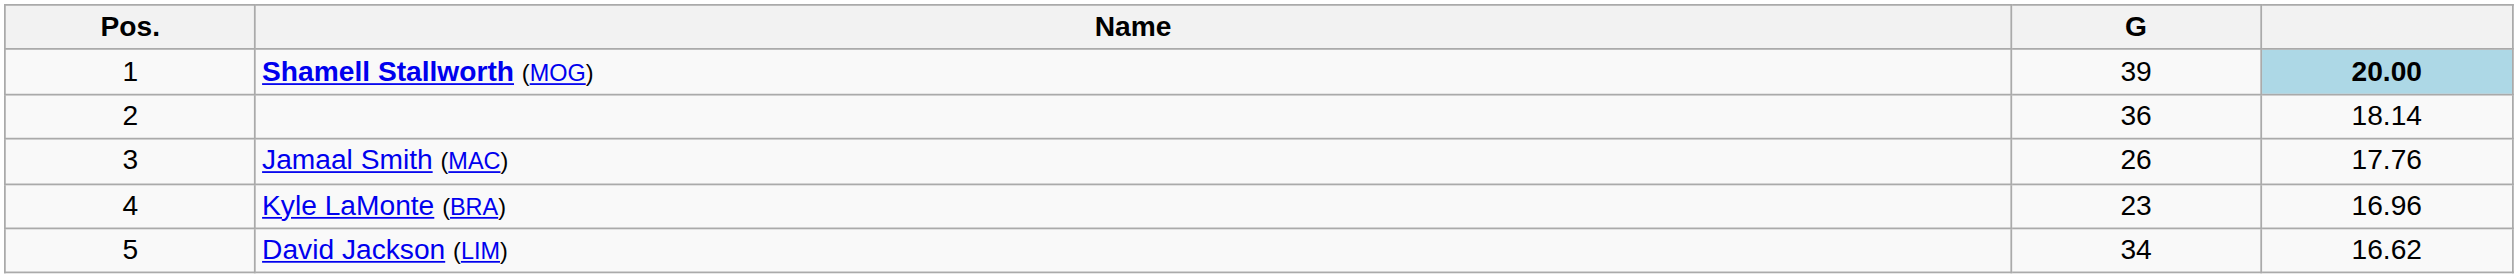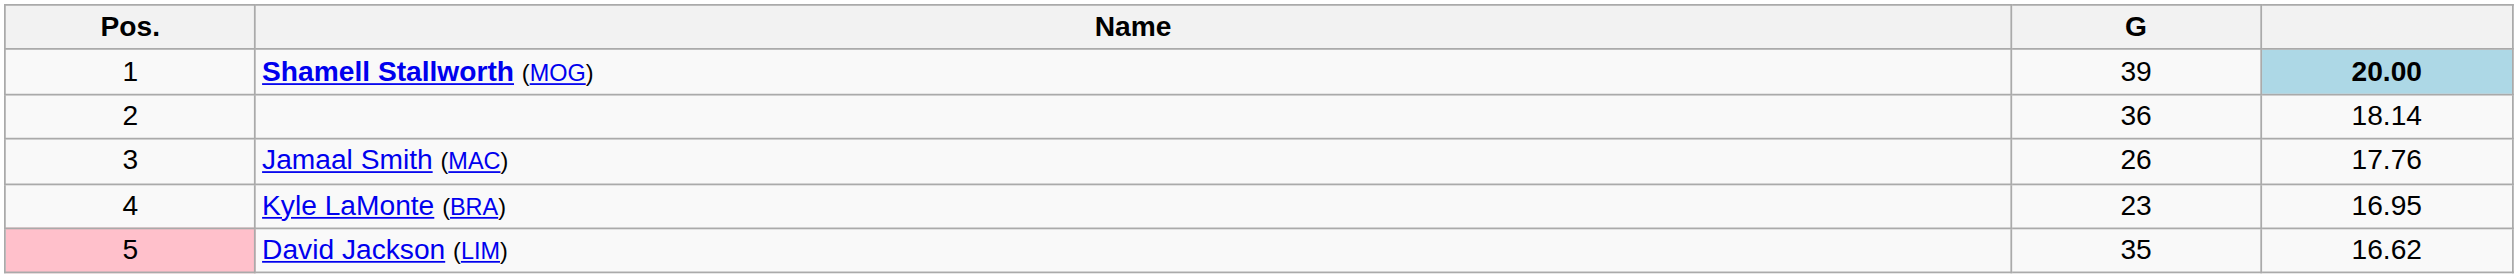(2387, 205) 16.96 -> (2387, 205) 16.95
(130, 250) no background -> (130, 250) pink background
(2136, 250) 34 -> (2136, 250) 35
